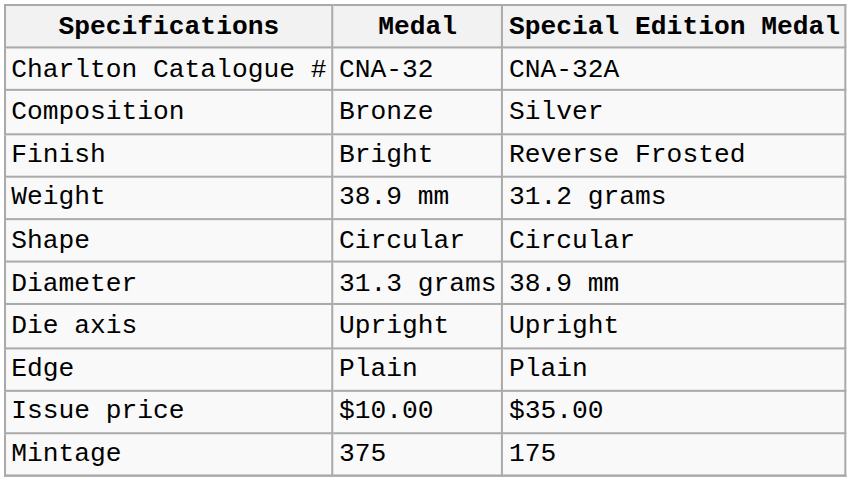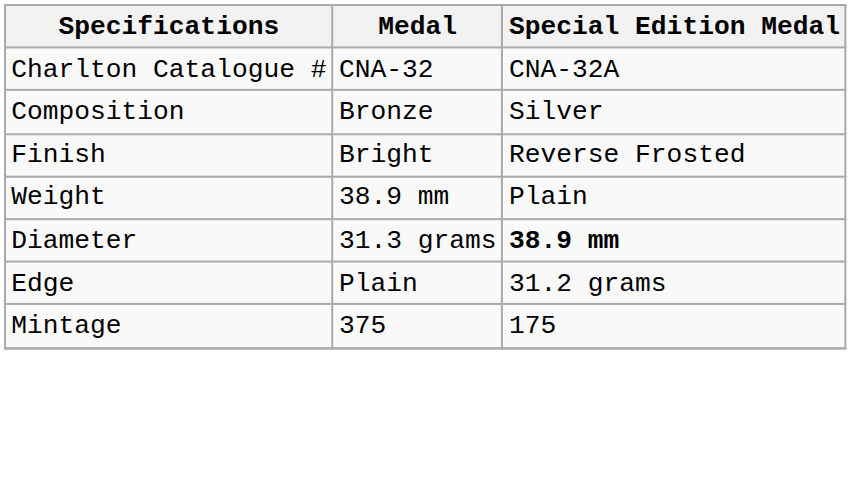(588, 198) 31.2 grams -> (548, 198) Plain
- row: (51, 240)
(564, 283) normal -> (564, 240) bold
- row: (74, 326)
(548, 369) Plain -> (588, 283) 31.2 grams
- row: (98, 412)
